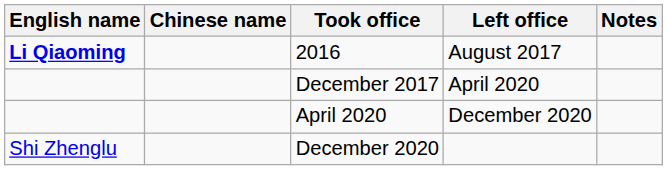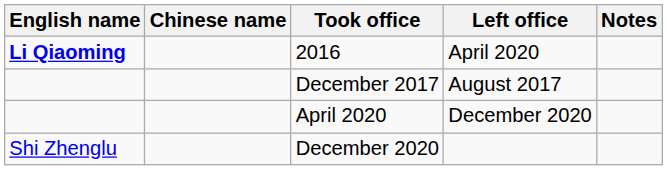(505, 52) August 2017 -> (494, 52) April 2020
(494, 84) April 2020 -> (505, 84) August 2017
